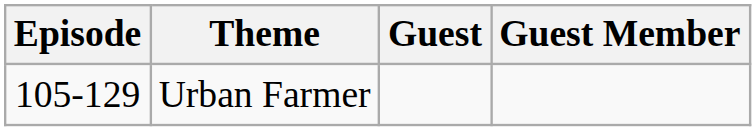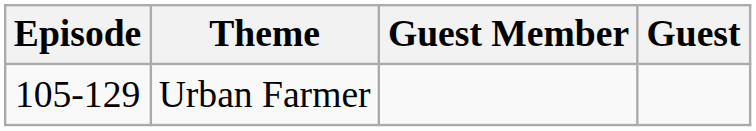columns swapped: (620, 34) <-> (435, 34)
